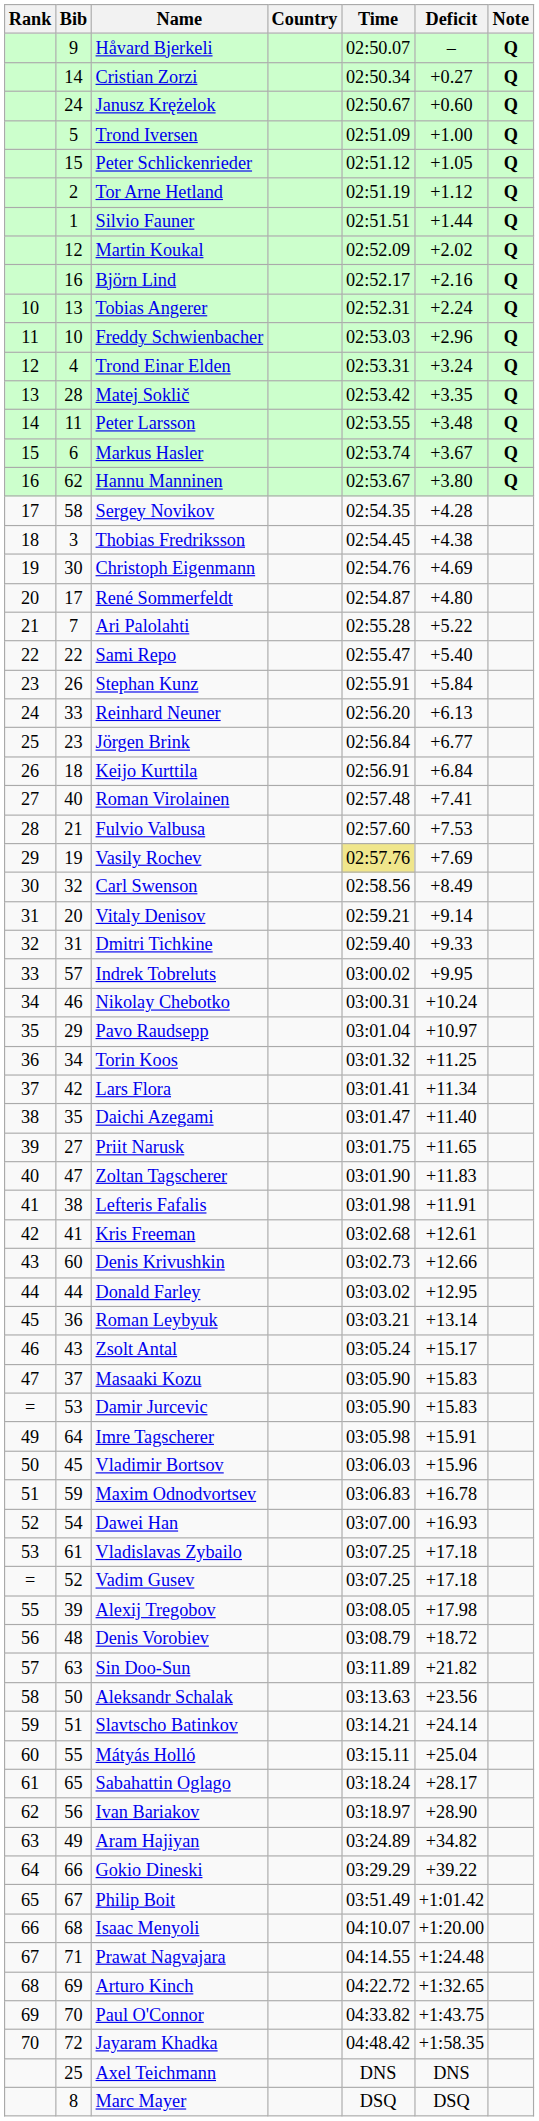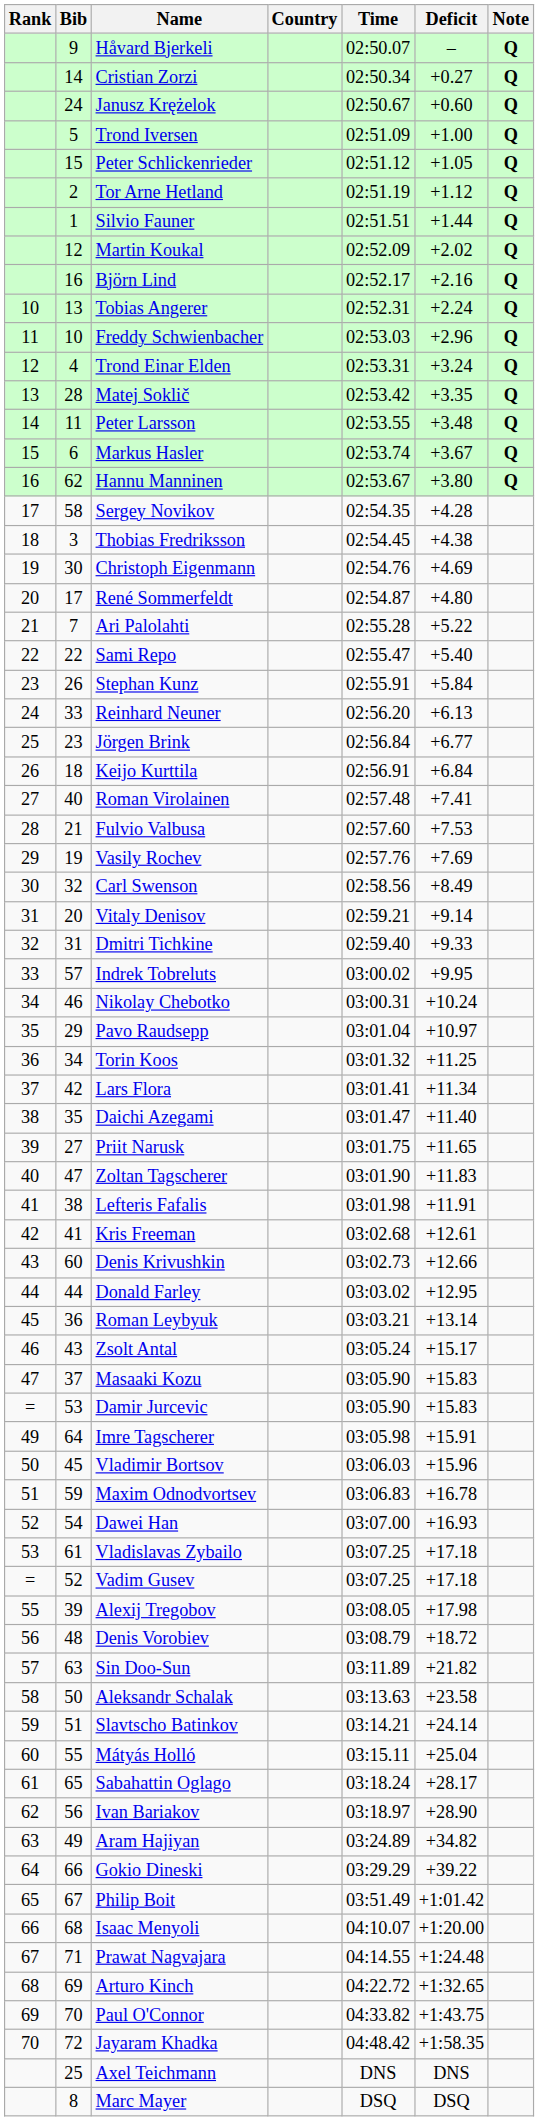(378, 857) khaki background -> (378, 857) no background
(451, 1696) +23.56 -> (451, 1696) +23.58
